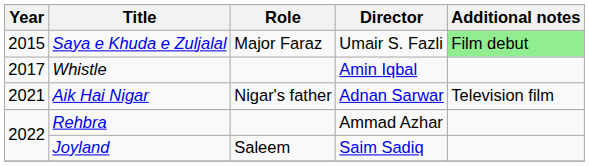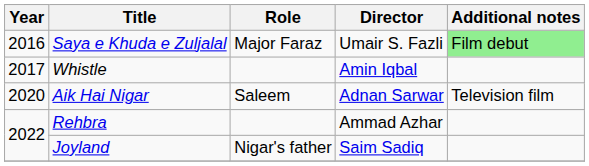(27, 43) 2015 -> (27, 43) 2016
(27, 95) 2021 -> (27, 95) 2020
(283, 95) Nigar's father -> (262, 95) Saleem
(262, 148) Saleem -> (283, 148) Nigar's father
